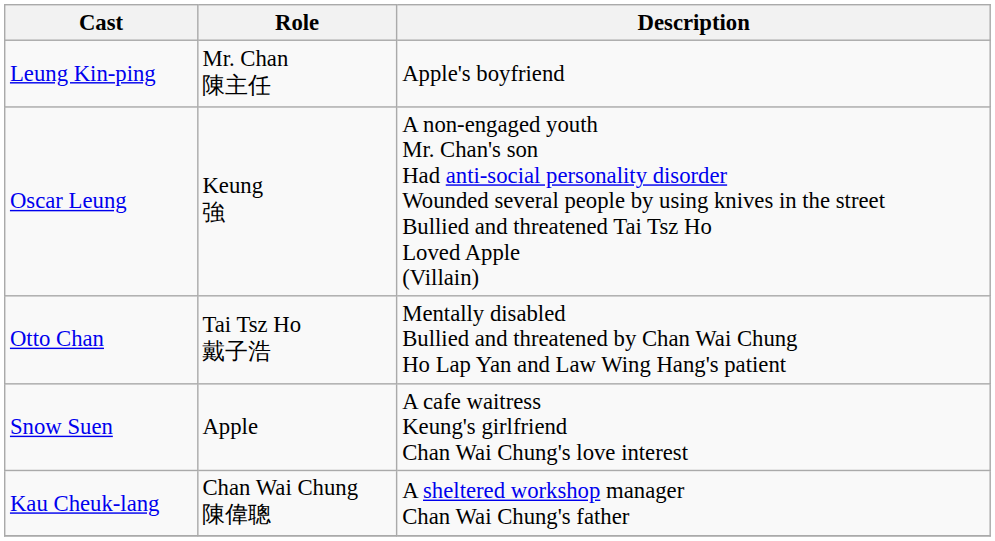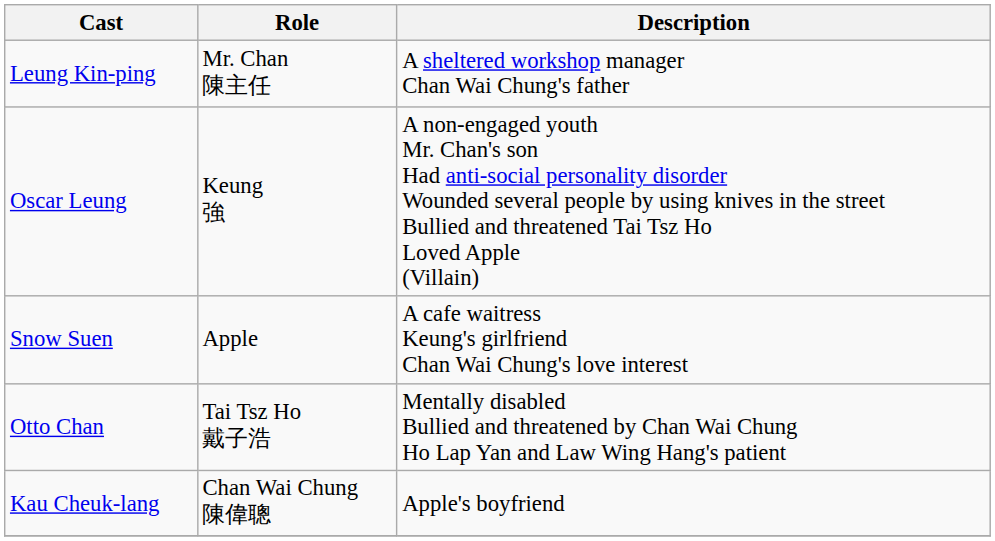(483, 73) Apple's boyfriend -> (543, 73) A sheltered workshop manager Chan Wai Chung's father
rows swapped: (57, 339) <-> (61, 426)
(543, 503) A sheltered workshop manager Chan Wai Chung's father -> (483, 503) Apple's boyfriend
